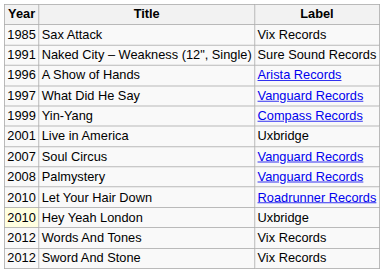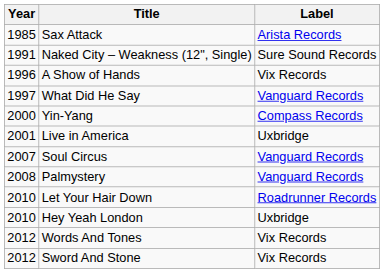(292, 34) Vix Records -> (300, 34) Arista Records
(300, 75) Arista Records -> (292, 75) Vix Records
(22, 116) 1999 -> (22, 116) 2000
(22, 217) lightyellow background -> (22, 217) no background
